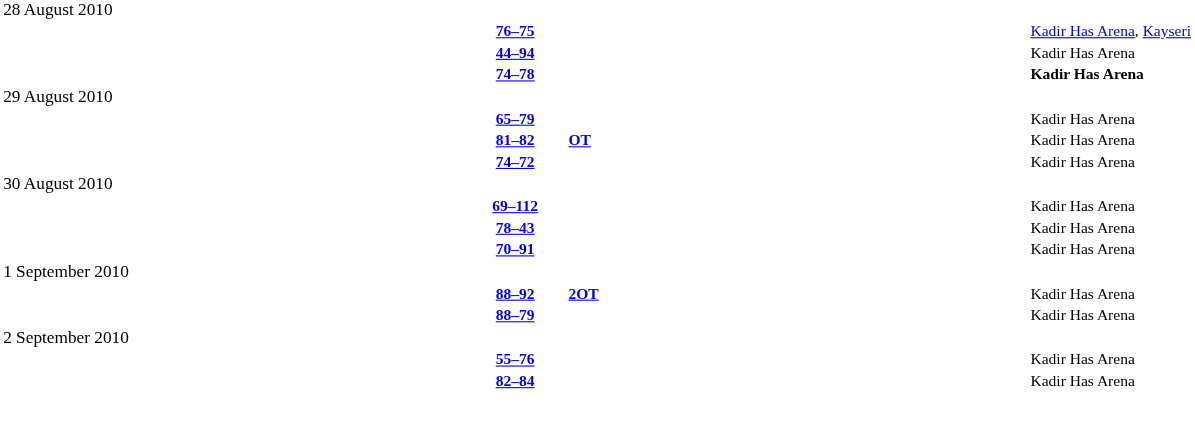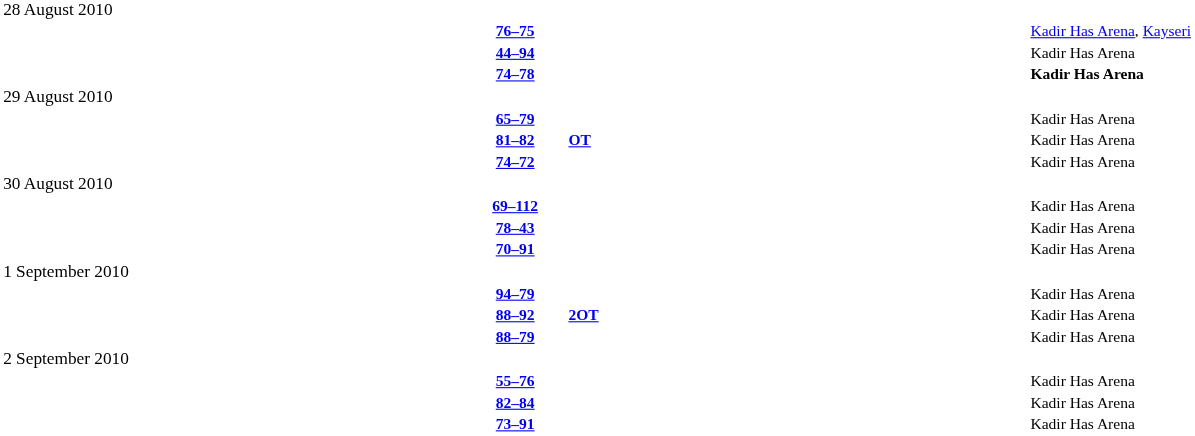+ row: (215, 294)
+ row: (215, 424)
